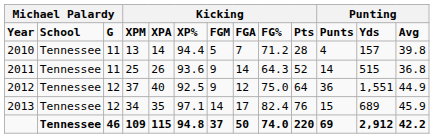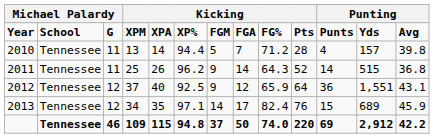(191, 69) 93.6 -> (191, 69) 96.2
(275, 87) 75.0 -> (275, 87) 65.9
(412, 87) 44.9 -> (412, 87) 43.1
